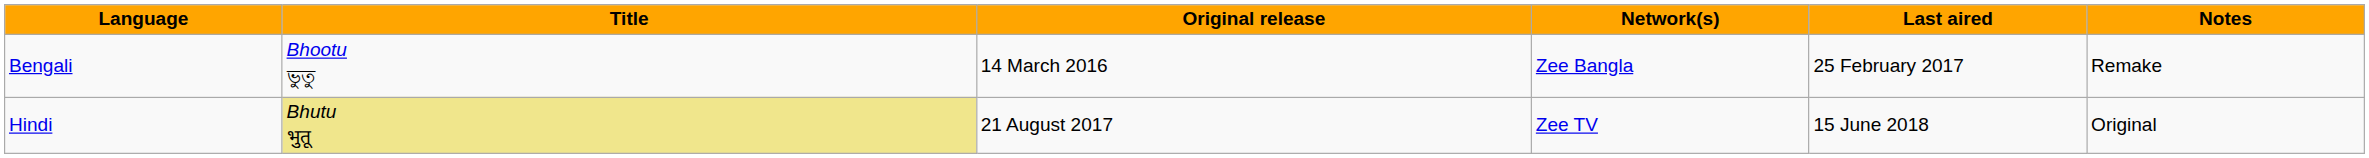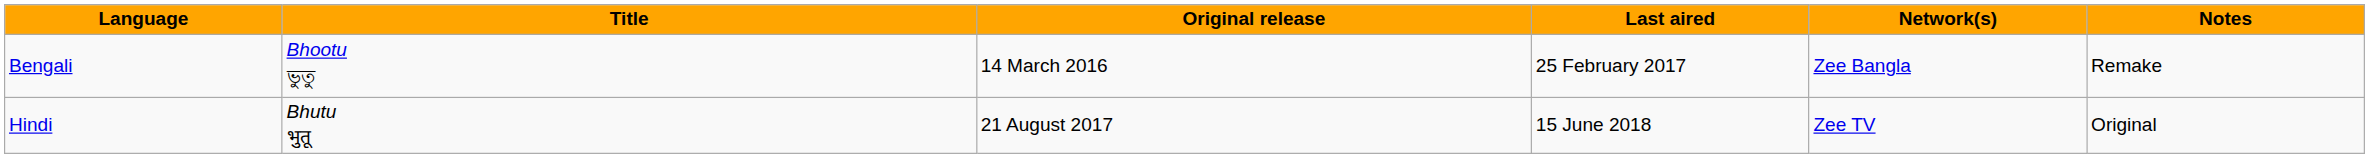columns swapped: (1670, 19) <-> (1948, 19)
(311, 124) khaki background -> (311, 124) no background
